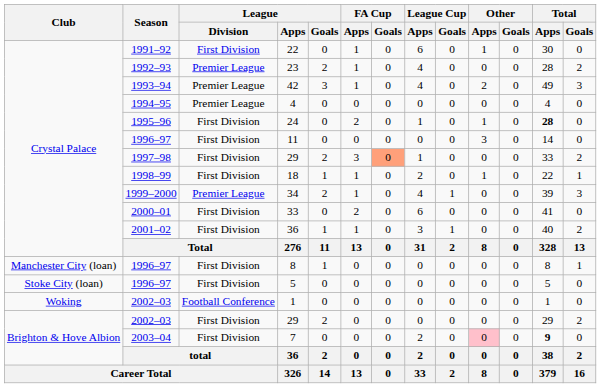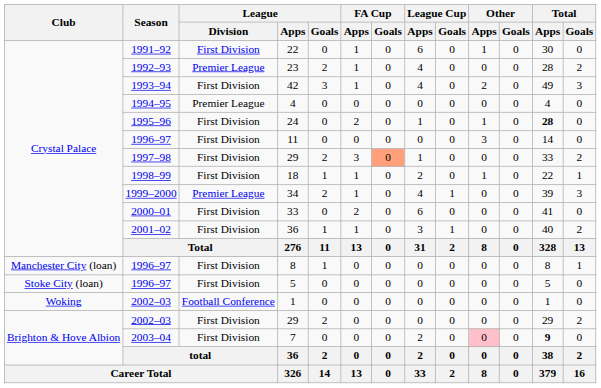(228, 85) Premier League -> (228, 85) First Division
